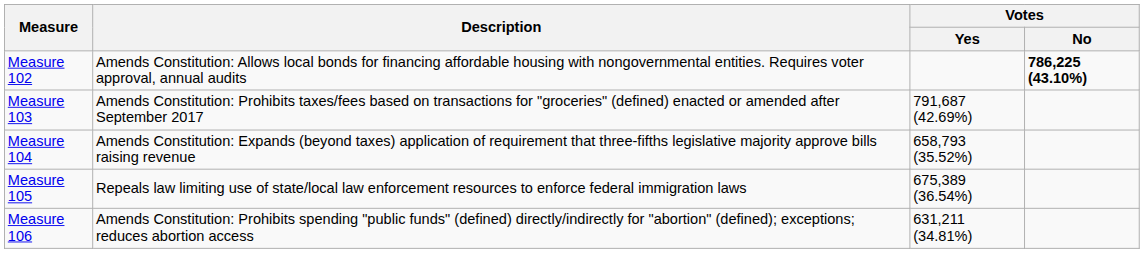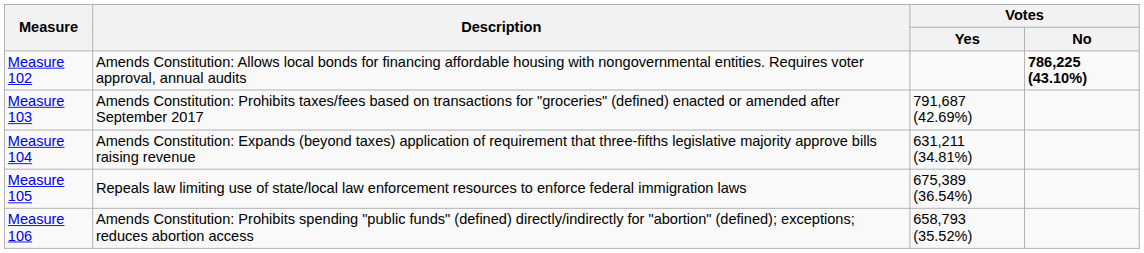(943, 149) 658,793 (35.52%) -> (943, 149) 631,211 (34.81%)
(943, 228) 631,211 (34.81%) -> (943, 228) 658,793 (35.52%)
